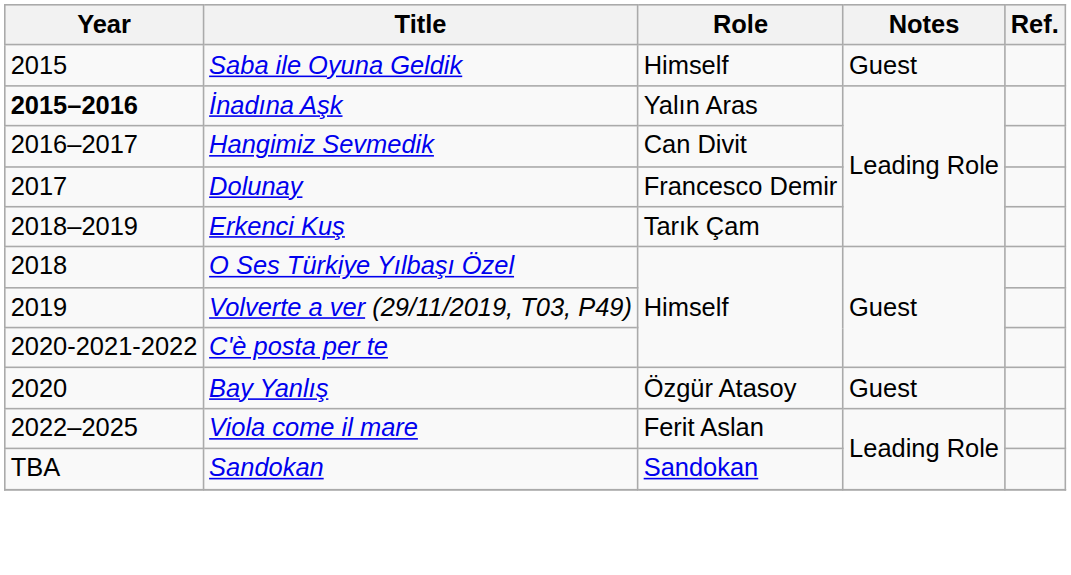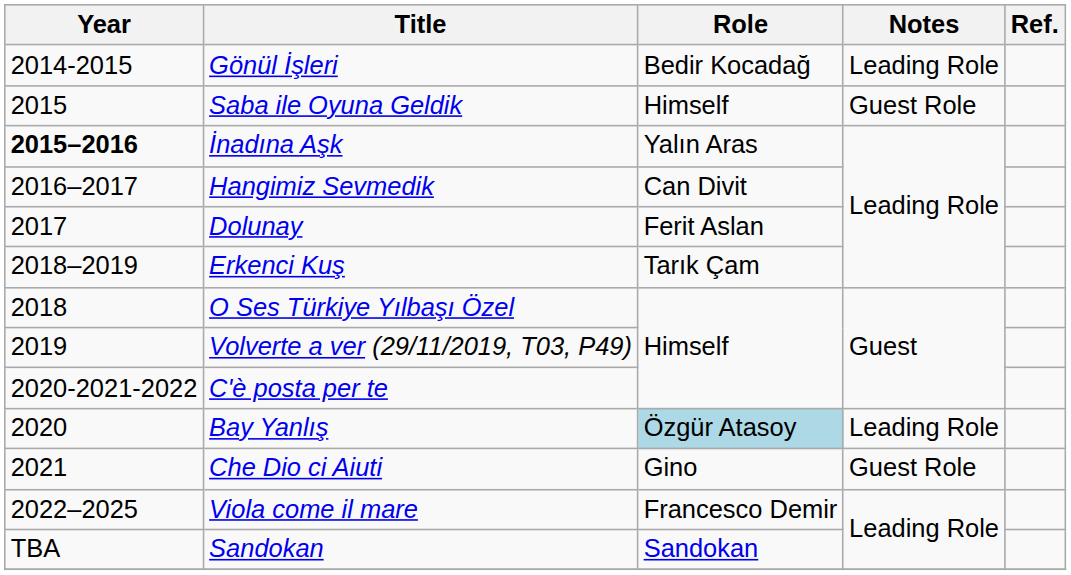+ row: (273, 65)
(883, 65) Guest -> (913, 105) Guest Role
(741, 186) Francesco Demir -> (704, 226) Ferit Aslan
(720, 387) no background -> (720, 428) lightblue background
(883, 387) Guest -> (924, 428) Leading Role
+ row: (296, 468)
(704, 428) Ferit Aslan -> (741, 508) Francesco Demir
